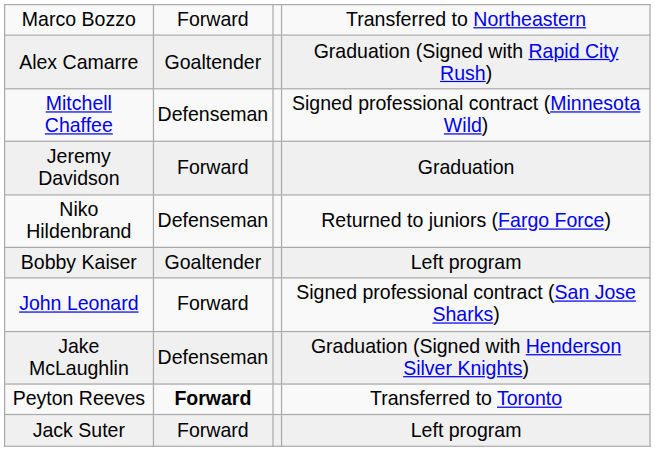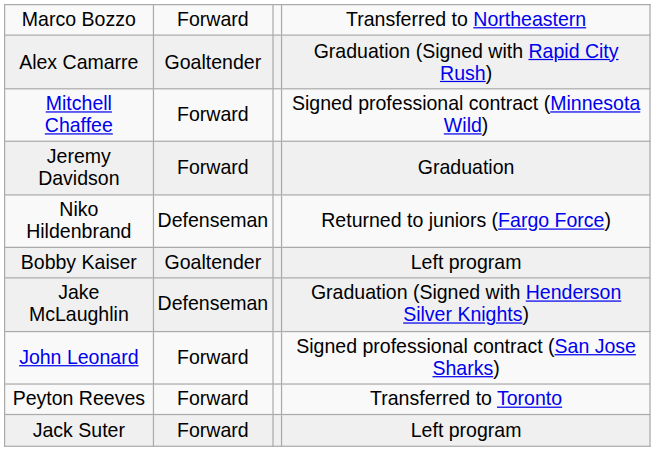(213, 114) Defenseman -> (213, 114) Forward
rows swapped: (79, 304) <-> (79, 357)
(213, 399) bold -> (213, 399) normal
